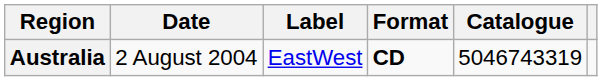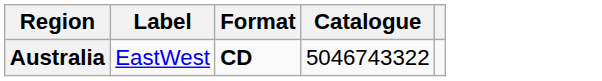- column: (186, 22)
(520, 57) 5046743319 -> (368, 57) 5046743322
